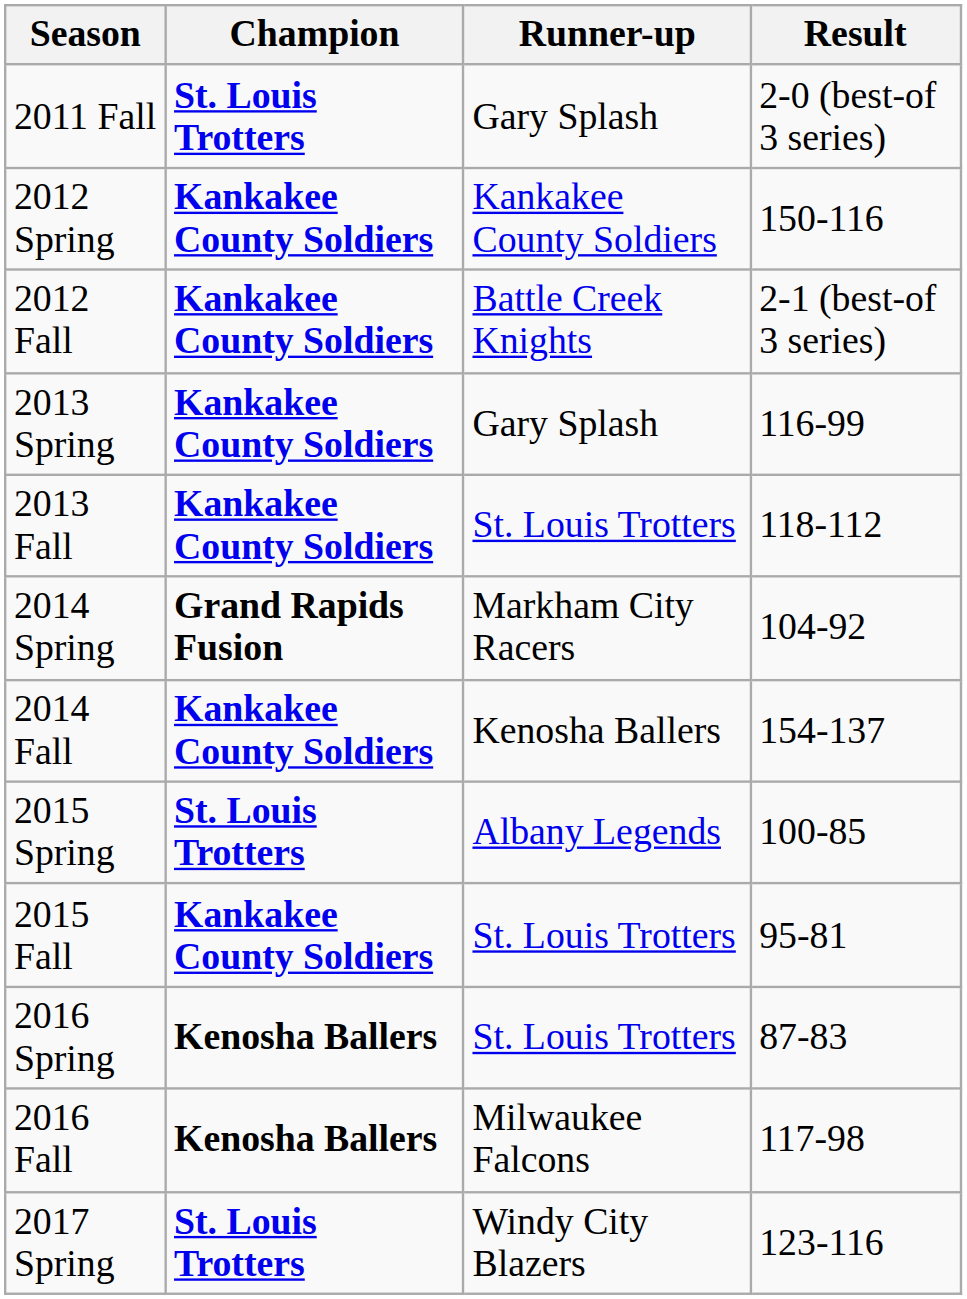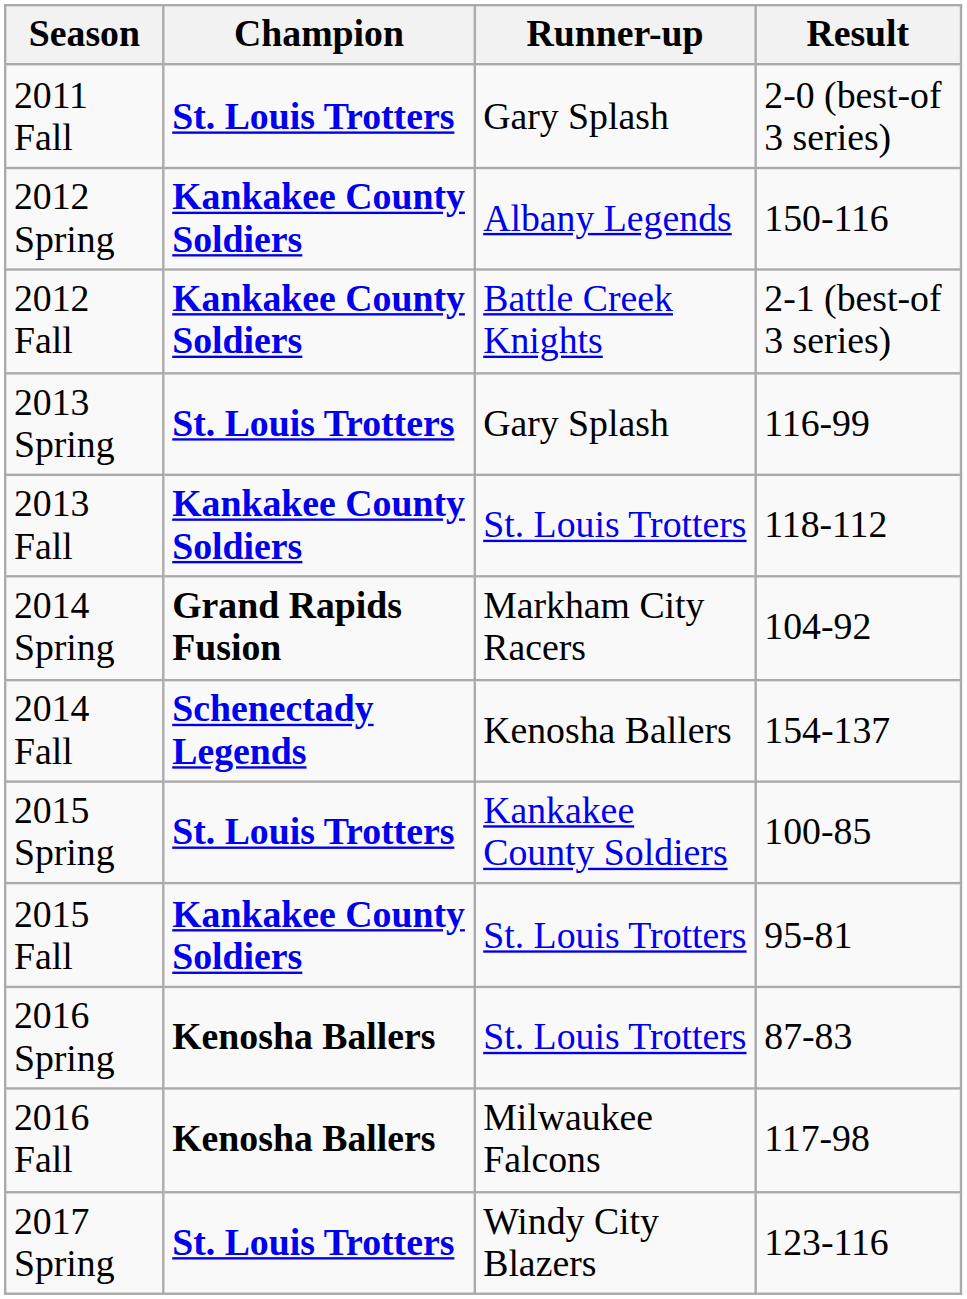(595, 217) Kankakee County Soldiers -> (607, 217) Albany Legends
(304, 422) Kankakee County Soldiers -> (313, 422) St. Louis Trotters
(304, 729) Kankakee County Soldiers -> (273, 729) Schenectady Legends
(597, 832) Albany Legends -> (605, 832) Kankakee County Soldiers
